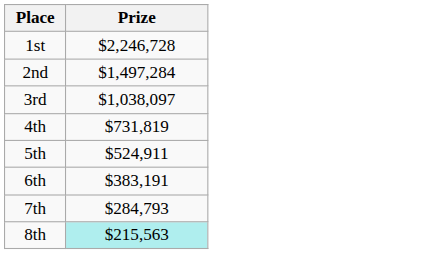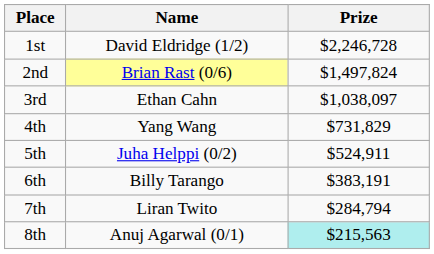+ column: (177, 18)
(137, 72) $1,497,284 -> (359, 72) $1,497,824
(137, 126) $731,819 -> (359, 126) $731,829
(137, 208) $284,793 -> (359, 208) $284,794
